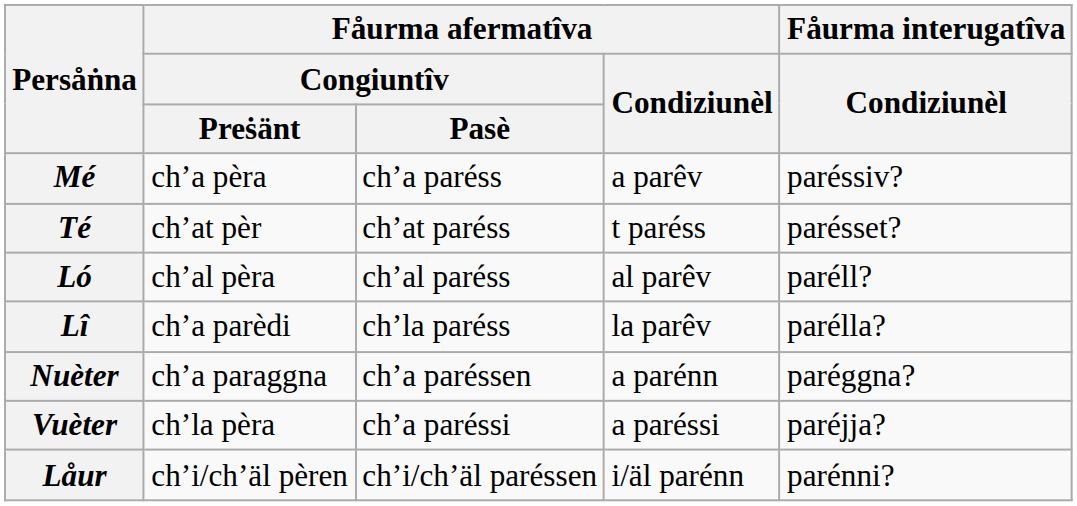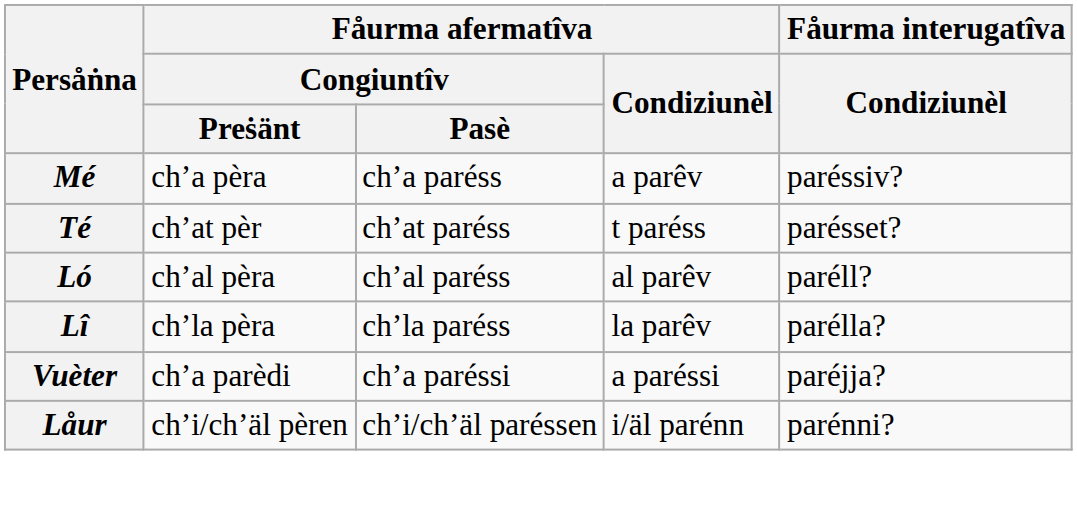(221, 326) ch’a parèdi -> (213, 326) ch’la pèra
- row: (75, 375)
(213, 425) ch’la pèra -> (221, 375) ch’a parèdi
